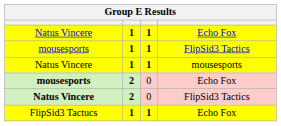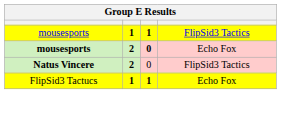- row: (64, 33)
- row: (64, 65)
(149, 81) normal -> (149, 49) bold
